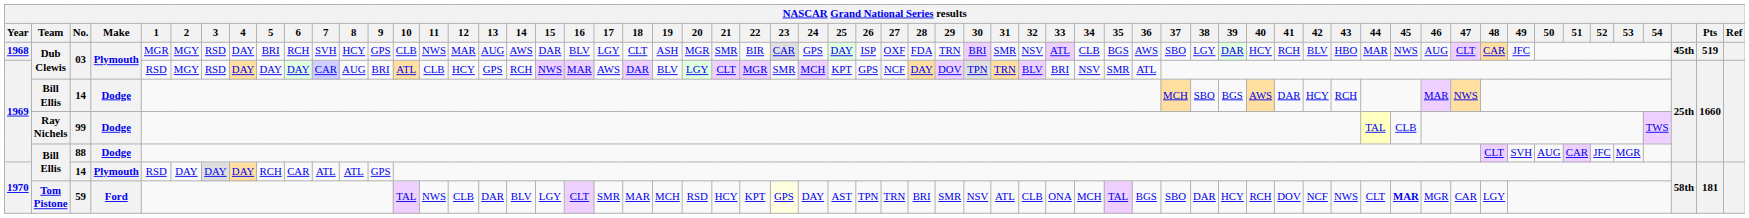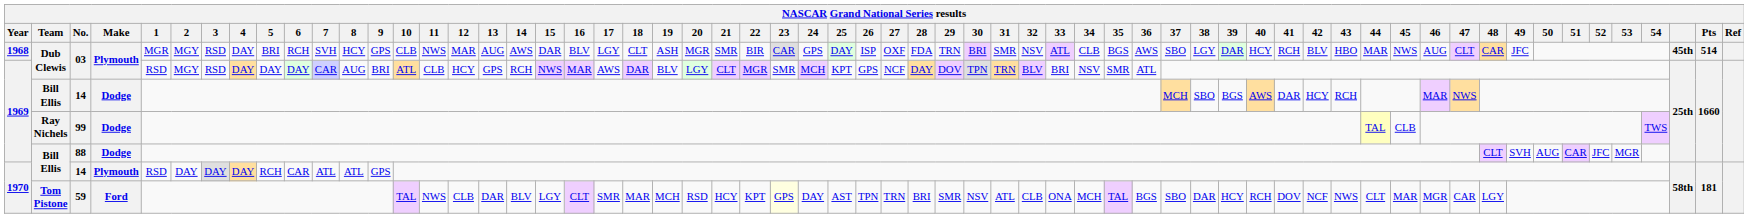(1710, 51) 519 -> (1709, 51) 514
(1406, 197) bold -> (1405, 197) normal
